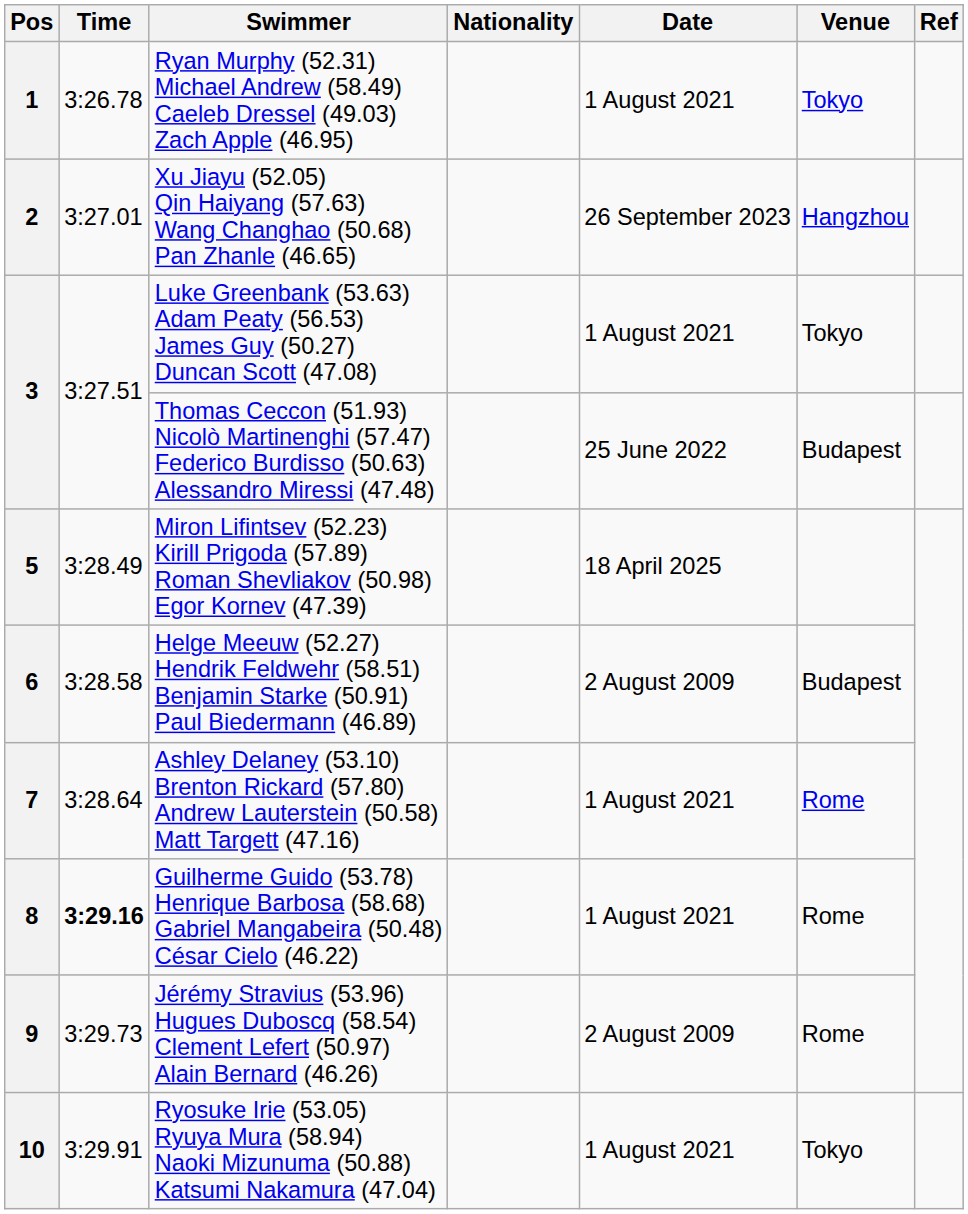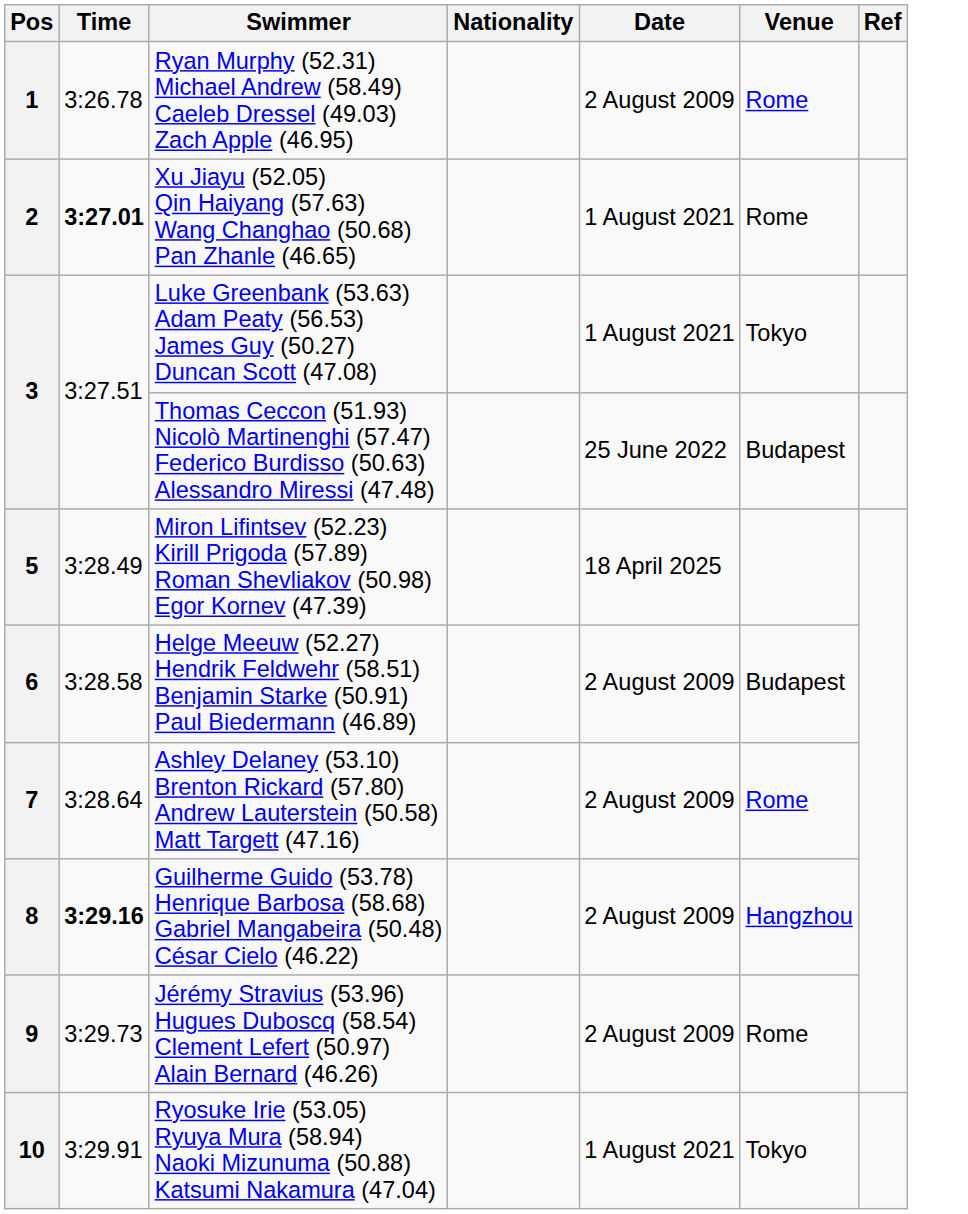(660, 100) 1 August 2021 -> (660, 100) 2 August 2009
(832, 100) Tokyo -> (777, 100) Rome
(103, 216) normal -> (104, 216) bold
(688, 216) 26 September 2023 -> (660, 216) 1 August 2021
(855, 216) Hangzhou -> (777, 216) Rome
(660, 800) 1 August 2021 -> (660, 800) 2 August 2009
(660, 916) 1 August 2021 -> (660, 916) 2 August 2009
(833, 916) Rome -> (799, 916) Hangzhou
